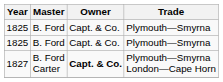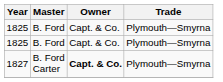(171, 64) Plymouth—Smyrna London—Cape Horn -> (168, 64) Plymouth—Smyrna
